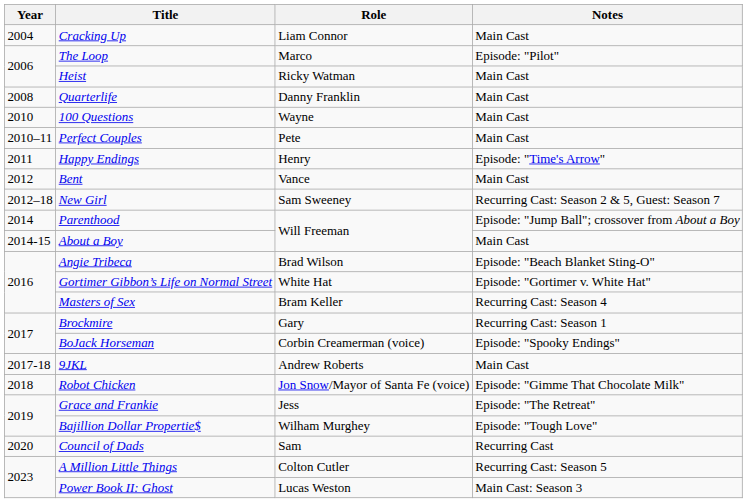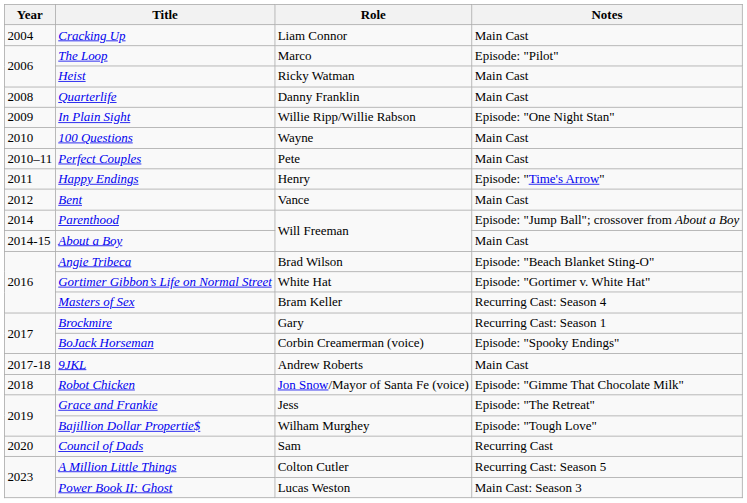+ row: (94, 117)
- row: (83, 199)
